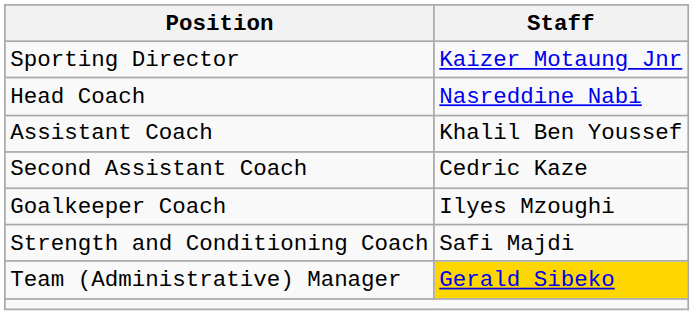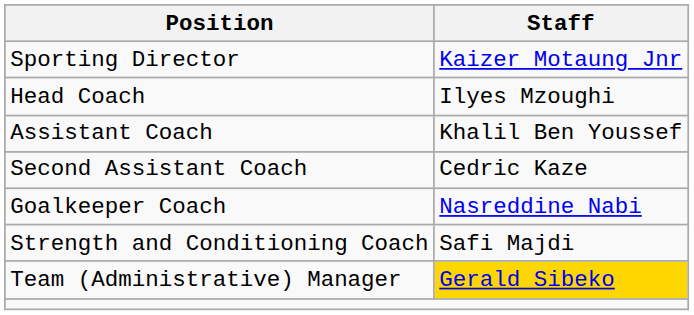(541, 97) Nasreddine Nabi -> (527, 97) Ilyes Mzoughi
(527, 206) Ilyes Mzoughi -> (541, 206) Nasreddine Nabi
